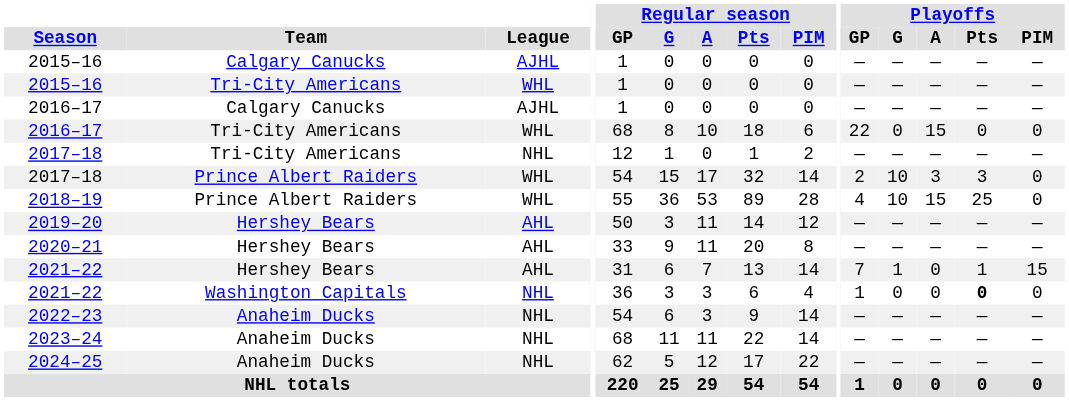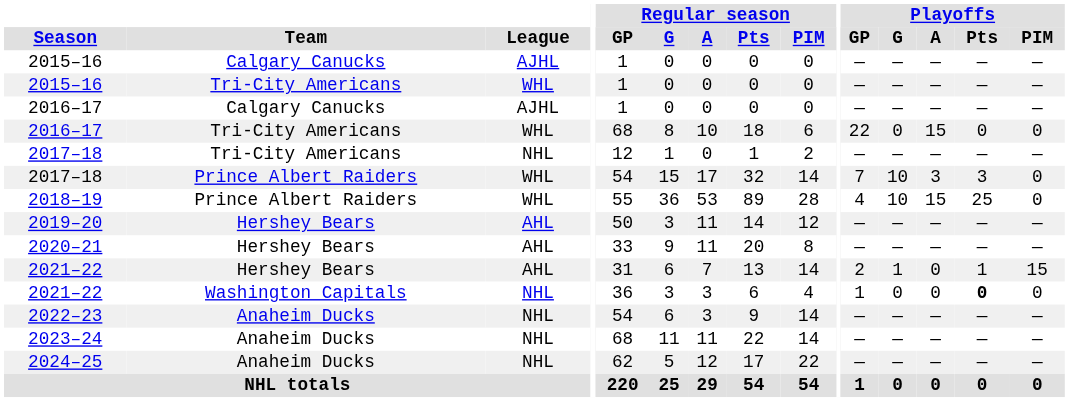(859, 177) 2 -> (859, 177) 7
(859, 270) 7 -> (859, 270) 2
